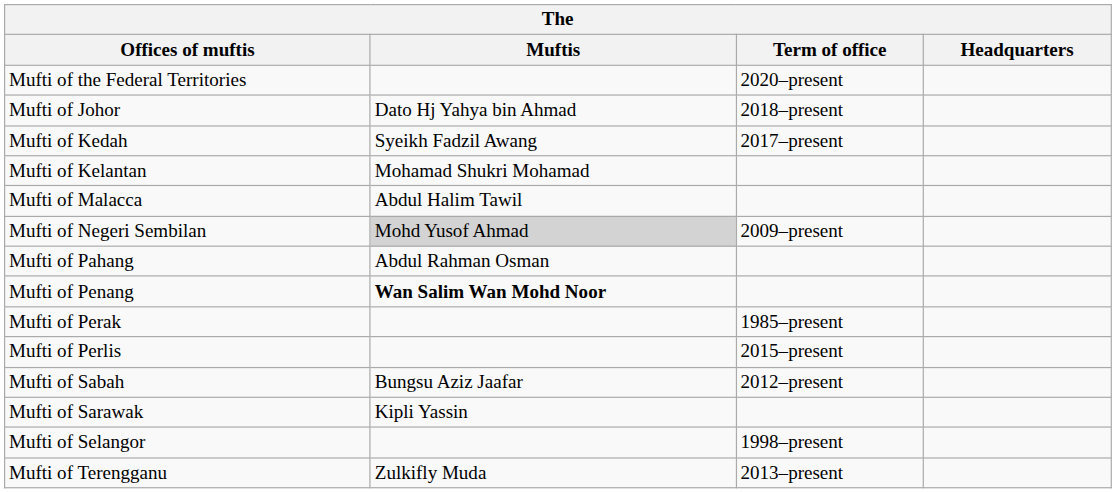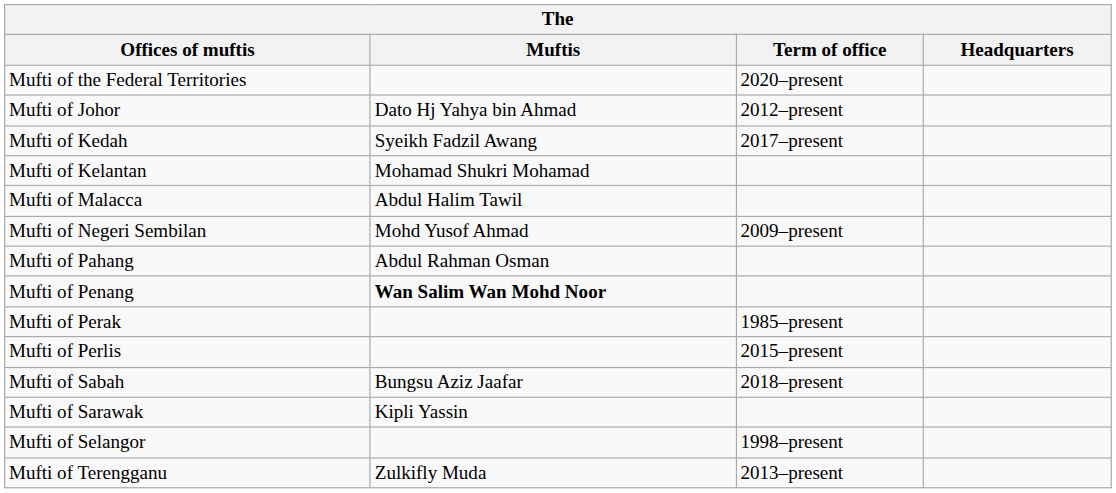(792, 110) 2018–present -> (792, 110) 2012–present
(452, 230) lightgrey background -> (452, 230) no background
(792, 381) 2012–present -> (792, 381) 2018–present
